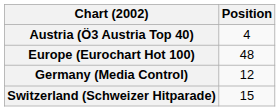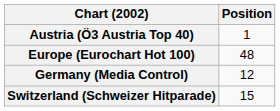(247, 34) 4 -> (247, 34) 1
